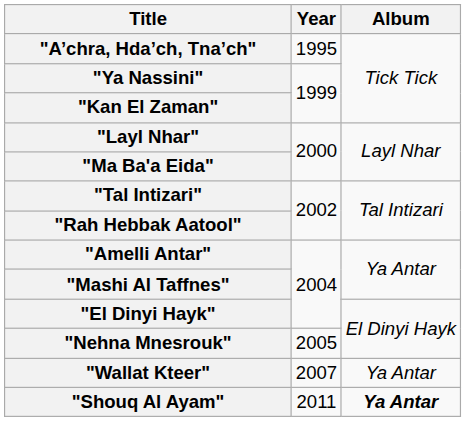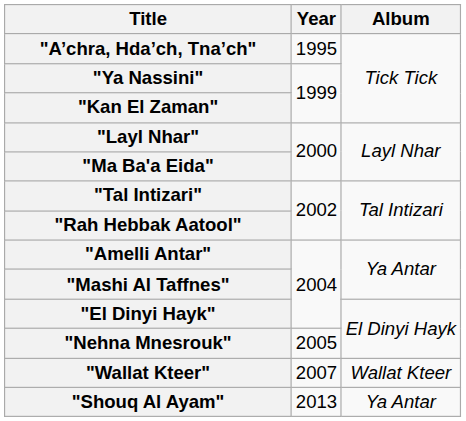(401, 372) Ya Antar -> (401, 372) Wallat Kteer
(316, 401) 2011 -> (316, 401) 2013
(401, 401) bold -> (401, 401) normal
